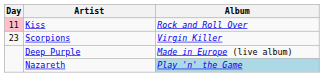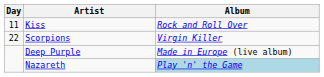(14, 25) pink background -> (14, 25) no background
(14, 38) 23 -> (14, 38) 22
